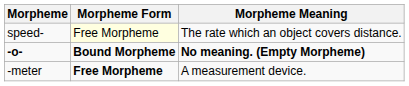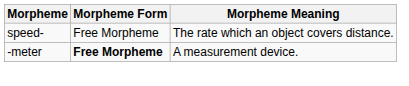(116, 33) lightyellow background -> (116, 33) no background
- row: (15, 52)
